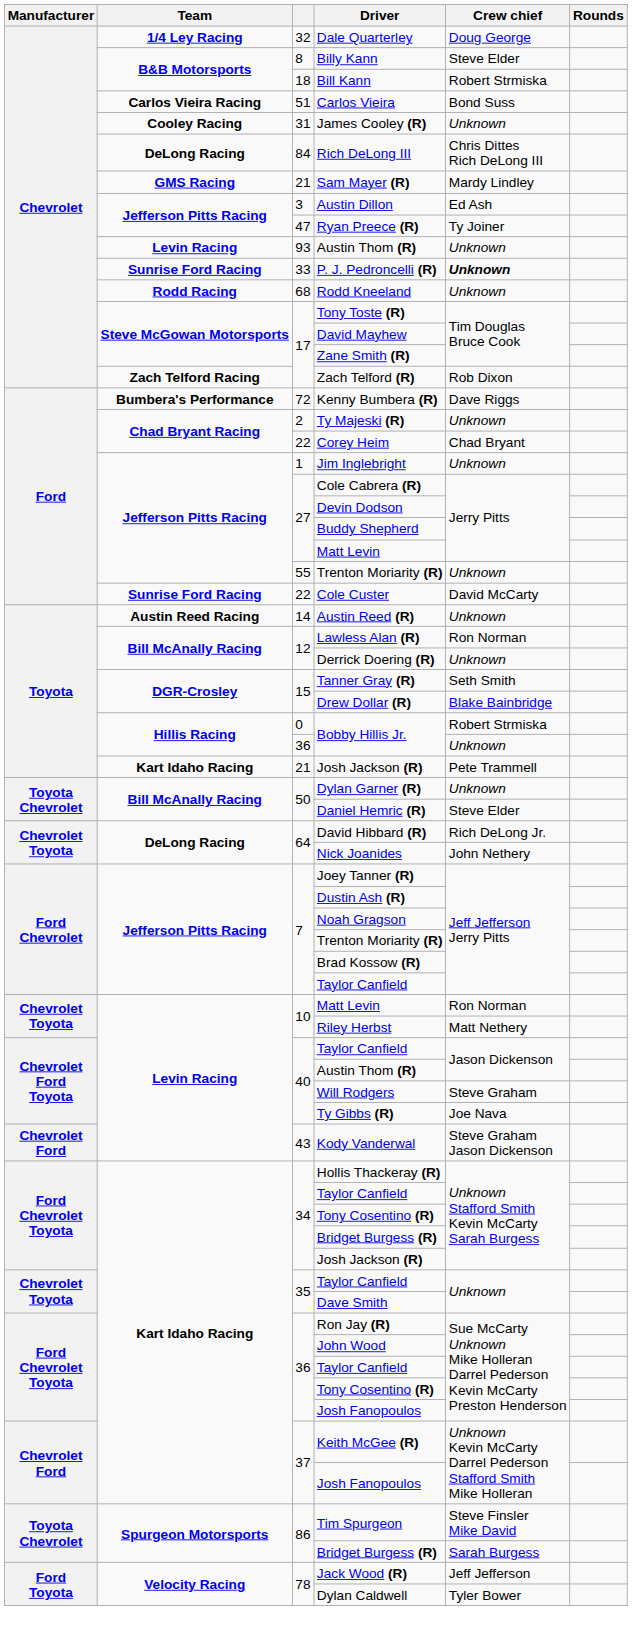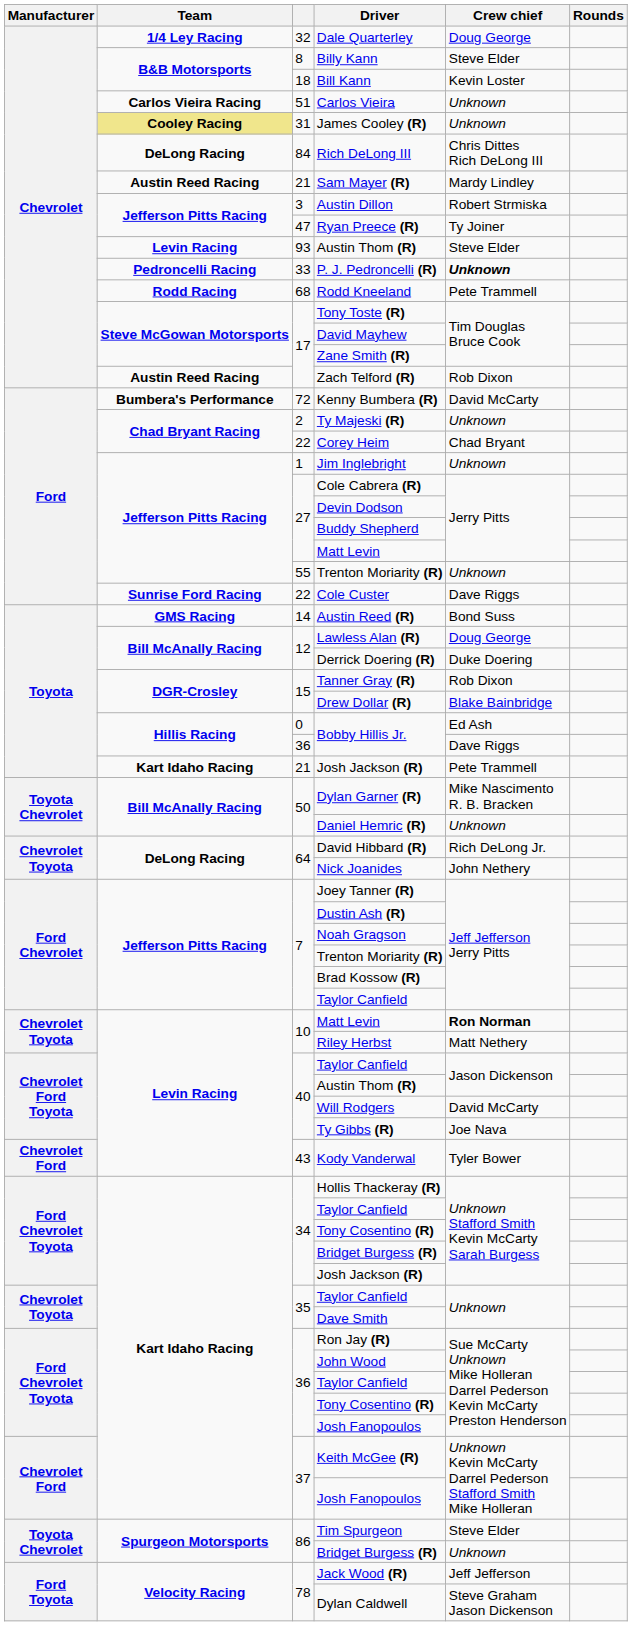(498, 80) Robert Strmiska -> (487, 80) Kevin Loster
(482, 102) Bond Suss -> (477, 102) Unknown
(195, 124) no background -> (195, 124) khaki background
(195, 182) GMS Racing -> (195, 182) Austin Reed Racing
(470, 204) Ed Ash -> (498, 204) Robert Strmiska
(477, 247) Unknown -> (484, 247) Steve Elder
(195, 269) Sunrise Ford Racing -> (195, 269) Pedroncelli Racing
(477, 291) Unknown -> (493, 291) Pete Trammell
(195, 377) Zach Telford Racing -> (195, 377) Austin Reed Racing
(484, 399) Dave Riggs -> (494, 399) David McCarty
(494, 594) David McCarty -> (484, 594) Dave Riggs
(195, 615) Austin Reed Racing -> (195, 615) GMS Racing
(477, 615) Unknown -> (482, 615) Bond Suss
(488, 637) Ron Norman -> (490, 637) Doug George
(477, 659) Unknown -> (491, 659) Duke Doering
(482, 680) Seth Smith -> (481, 680) Rob Dixon
(498, 724) Robert Strmiska -> (470, 724) Ed Ash
(477, 745) Unknown -> (484, 745) Dave Riggs
(477, 789) Unknown -> (501, 796) Mike Nascimento R. B. Bracken
(484, 810) Steve Elder -> (477, 826) Unknown
(488, 1005) normal -> (490, 1021) bold
(493, 1092) Steve Graham -> (494, 1107) David McCarty
(501, 1143) Steve Graham Jason Dickenson -> (485, 1158) Tyler Bower
(489, 1523) Steve Finsler Mike David -> (484, 1530) Steve Elder
(494, 1552) Sarah Burgess -> (477, 1552) Unknown
(485, 1595) Tyler Bower -> (501, 1603) Steve Graham Jason Dickenson
